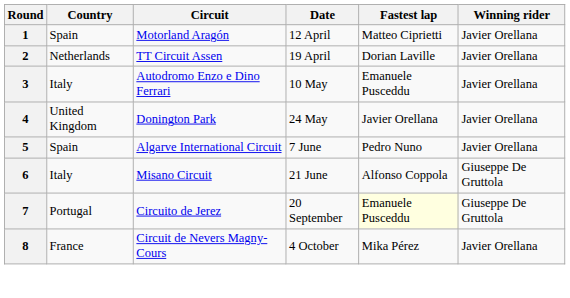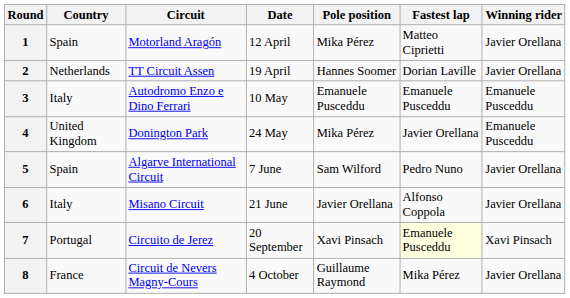+ column: (357, 14)
(499, 83) Javier Orellana -> (510, 98) Emanuele Pusceddu
(499, 119) Javier Orellana -> (510, 133) Emanuele Pusceddu
(494, 175) Giuseppe De Gruttola -> (523, 204) Javier Orellana
(494, 210) Giuseppe De Gruttola -> (518, 239) Xavi Pinsach
